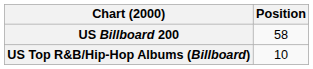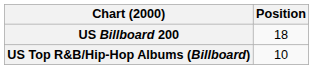(281, 34) 58 -> (281, 34) 18
